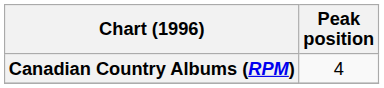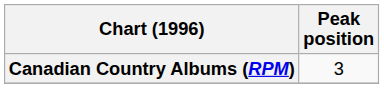(339, 68) 4 -> (339, 68) 3
